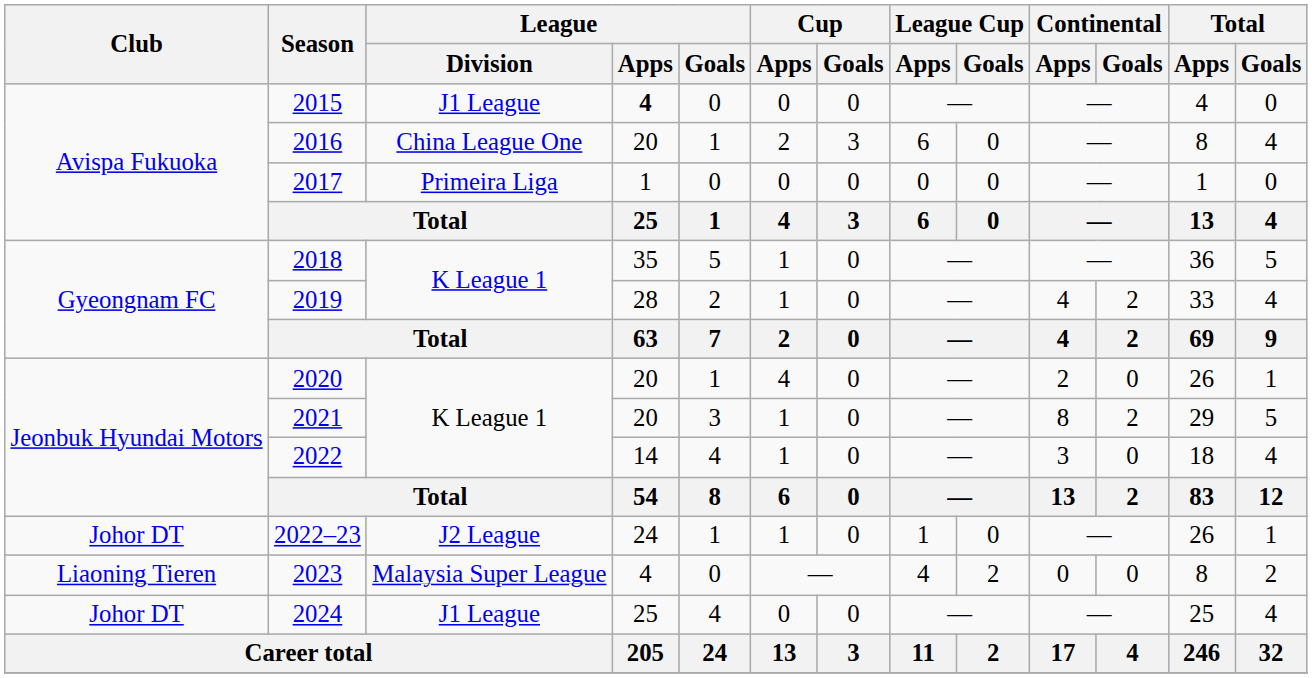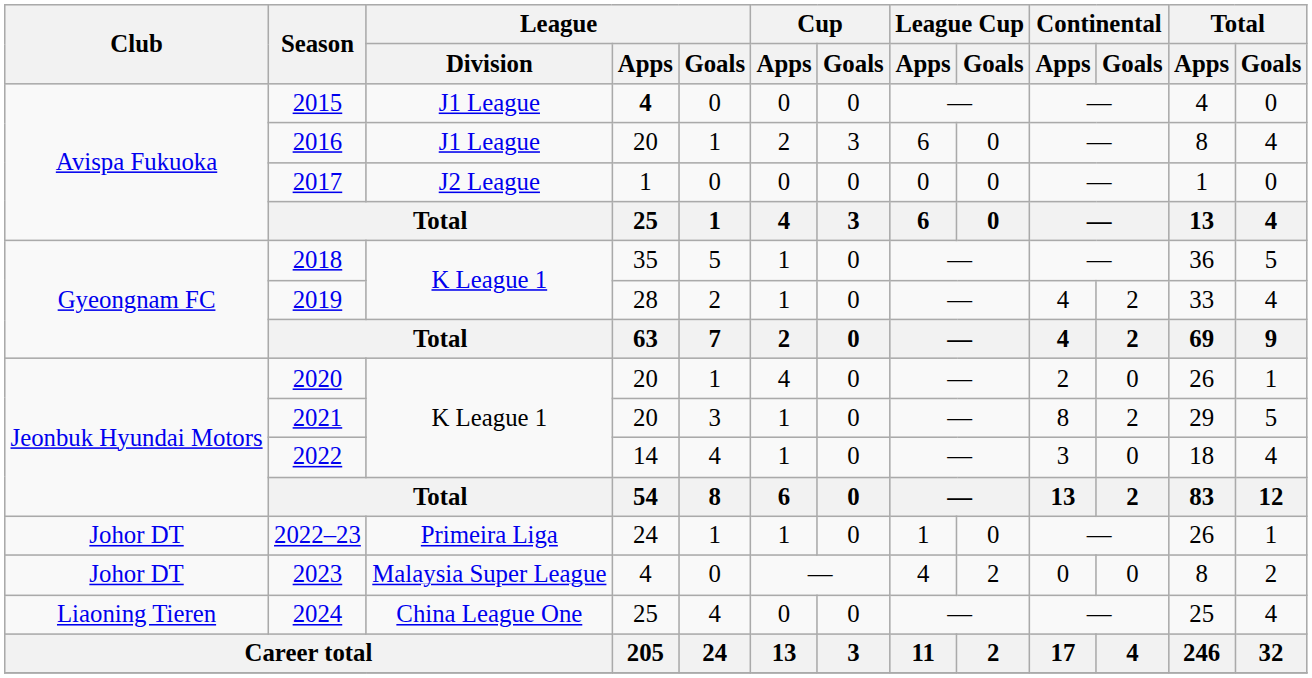(489, 142) China League One -> (489, 142) J1 League
(489, 181) Primeira Liga -> (489, 181) J2 League
(489, 535) J2 League -> (489, 535) Primeira Liga
(137, 574) Liaoning Tieren -> (137, 574) Johor DT
(137, 614) Johor DT -> (137, 614) Liaoning Tieren
(489, 614) J1 League -> (489, 614) China League One
